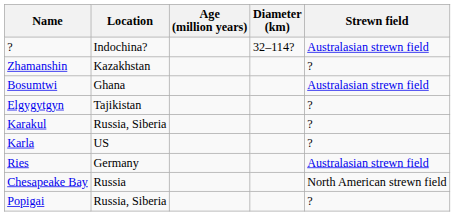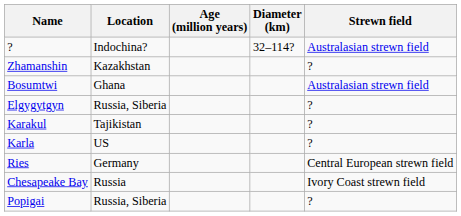(117, 104) Tajikistan -> (130, 104) Russia, Siberia
(130, 124) Russia, Siberia -> (117, 124) Tajikistan
(368, 162) Australasian strewn field -> (380, 162) Central European strewn field
(377, 182) North American strewn field -> (366, 182) Ivory Coast strewn field
